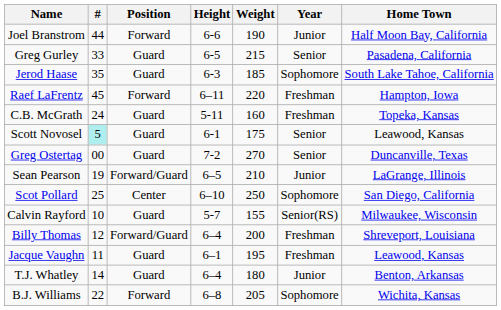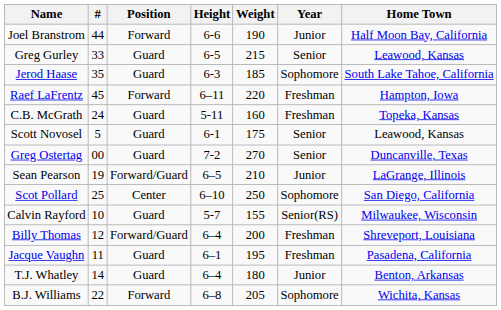(419, 54) Pasadena, California -> (419, 54) Leawood, Kansas
(98, 134) paleturquoise background -> (98, 134) no background
(419, 255) Leawood, Kansas -> (419, 255) Pasadena, California
